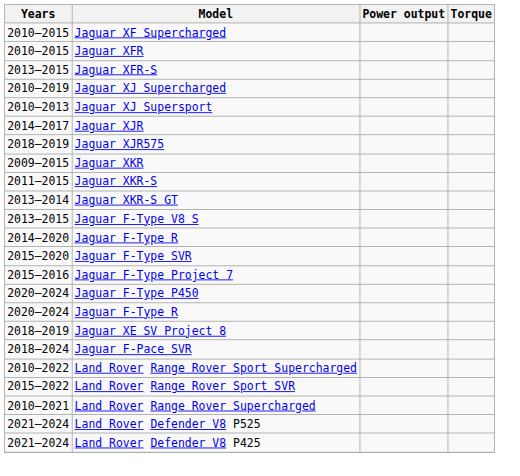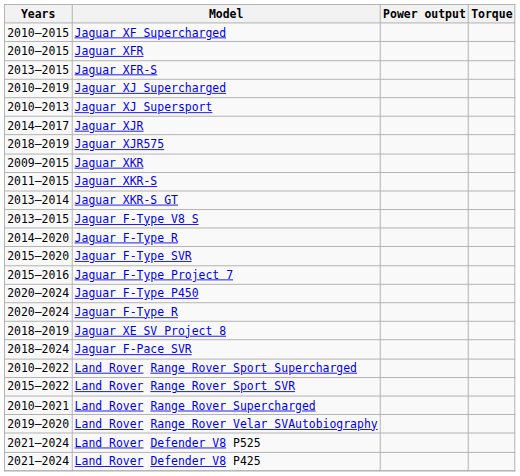+ row: (38, 424)
